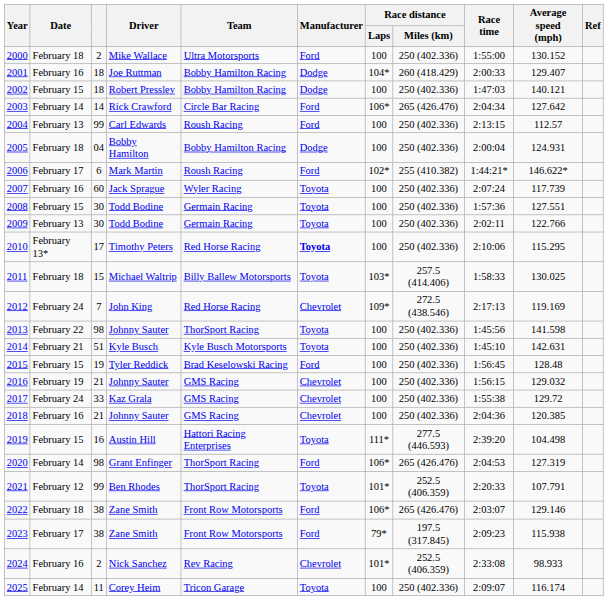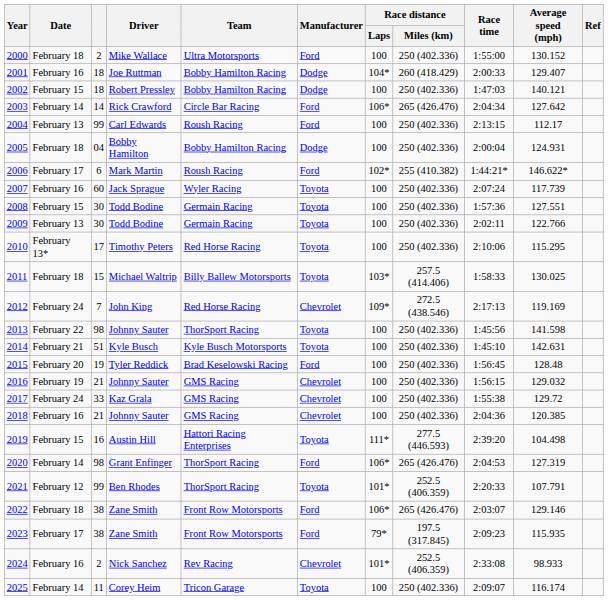(548, 124) 112.57 -> (548, 124) 112.17
(315, 247) bold -> (314, 247) normal
(58, 364) February 15 -> (58, 364) February 20
(548, 533) 115.938 -> (548, 533) 115.935
